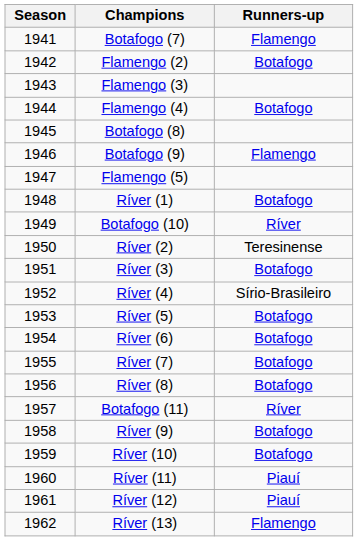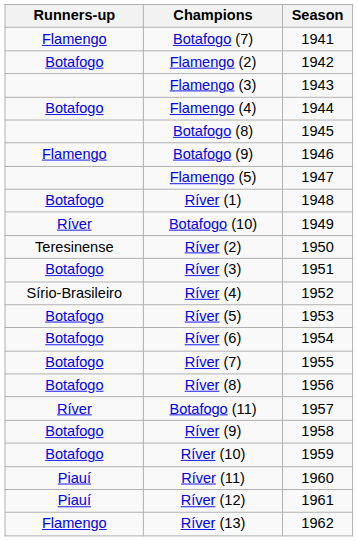columns swapped: (40, 16) <-> (283, 16)
